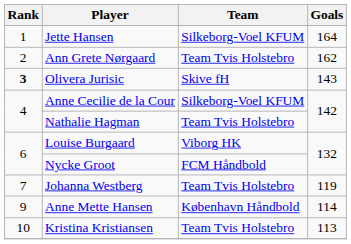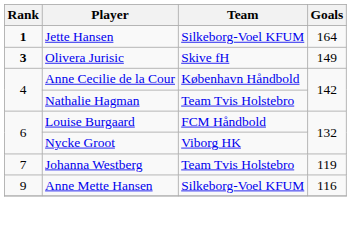(23, 36) normal -> (23, 36) bold
- row: (100, 57)
(327, 79) 143 -> (327, 57) 149
(243, 100) Silkeborg-Voel KFUM -> (240, 79) København Håndbold
(211, 143) Viborg HK -> (224, 121) FCM Håndbold
(224, 164) FCM Håndbold -> (211, 143) Viborg HK
(240, 206) København Håndbold -> (243, 185) Silkeborg-Voel KFUM
(327, 206) 114 -> (327, 185) 116
- row: (99, 228)
